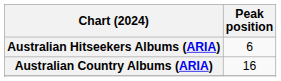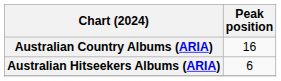rows swapped: (114, 66) <-> (114, 47)
